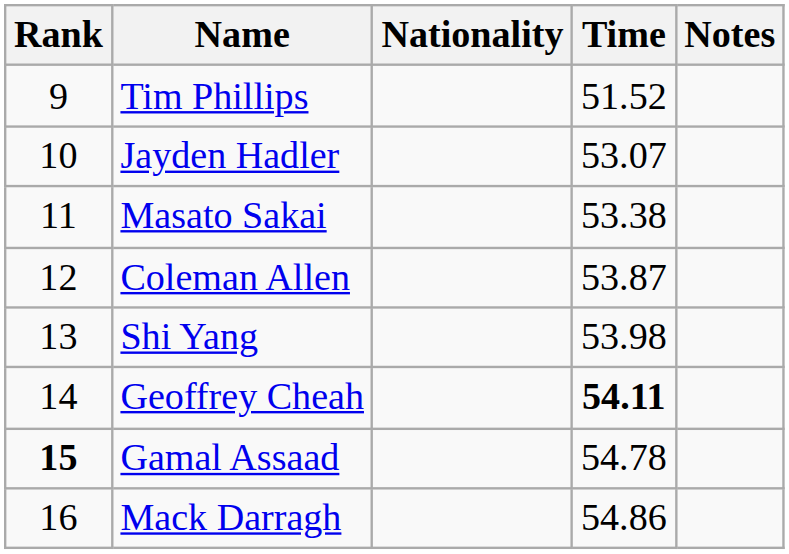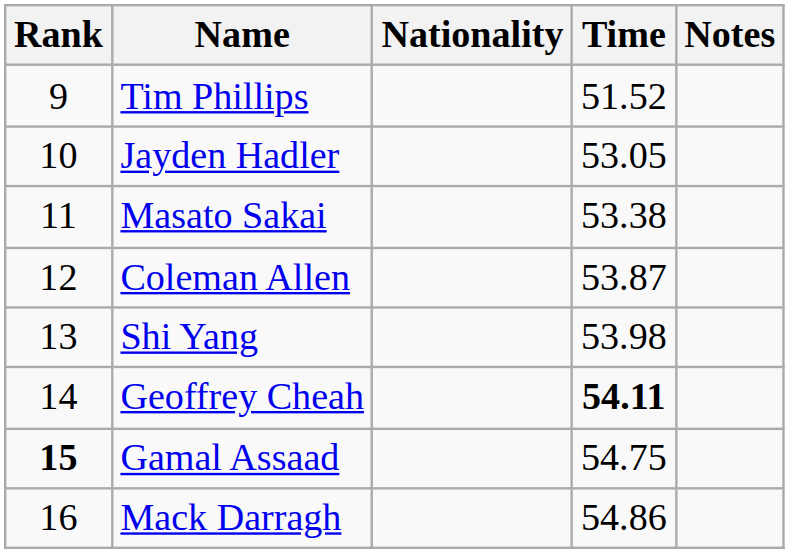(624, 155) 53.07 -> (624, 155) 53.05
(624, 457) 54.78 -> (624, 457) 54.75
